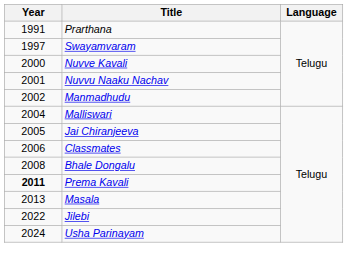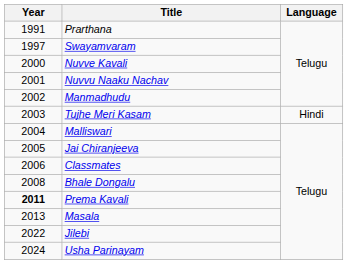+ row: (108, 115)
